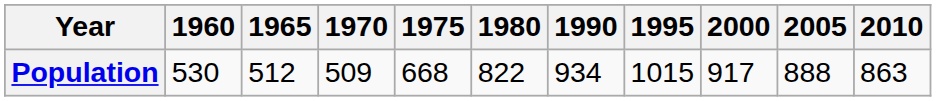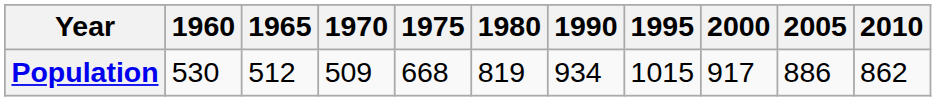(501, 72) 822 -> (501, 72) 819
(807, 72) 888 -> (807, 72) 886
(884, 72) 863 -> (884, 72) 862
